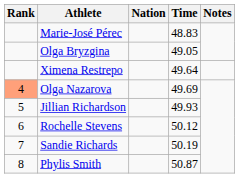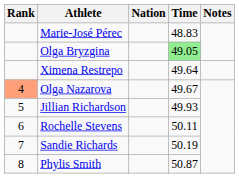(184, 51) no background -> (184, 51) lightgreen background
(184, 88) 49.69 -> (184, 88) 49.67
(184, 126) 50.12 -> (184, 126) 50.11
